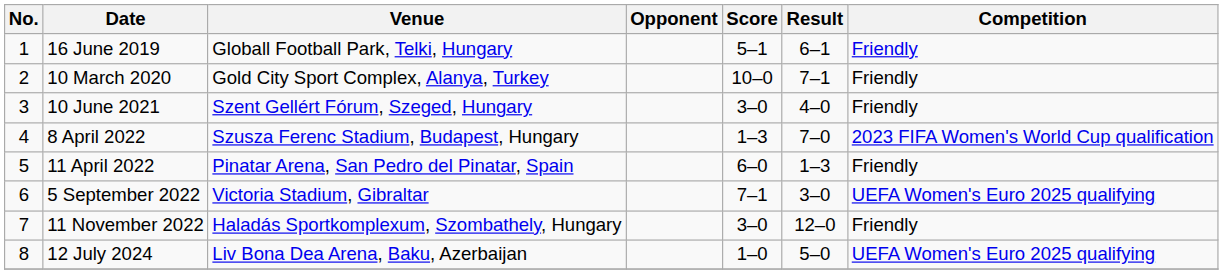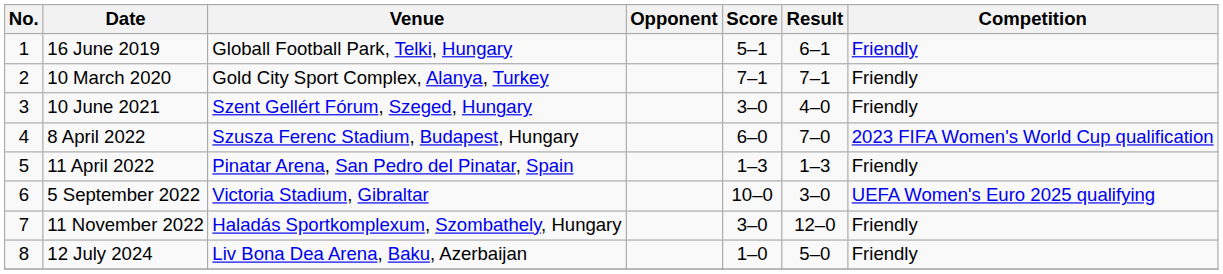(752, 78) 10–0 -> (752, 78) 7–1
(752, 136) 1–3 -> (752, 136) 6–0
(752, 166) 6–0 -> (752, 166) 1–3
(752, 195) 7–1 -> (752, 195) 10–0
(1003, 254) UEFA Women's Euro 2025 qualifying -> (885, 254) Friendly
